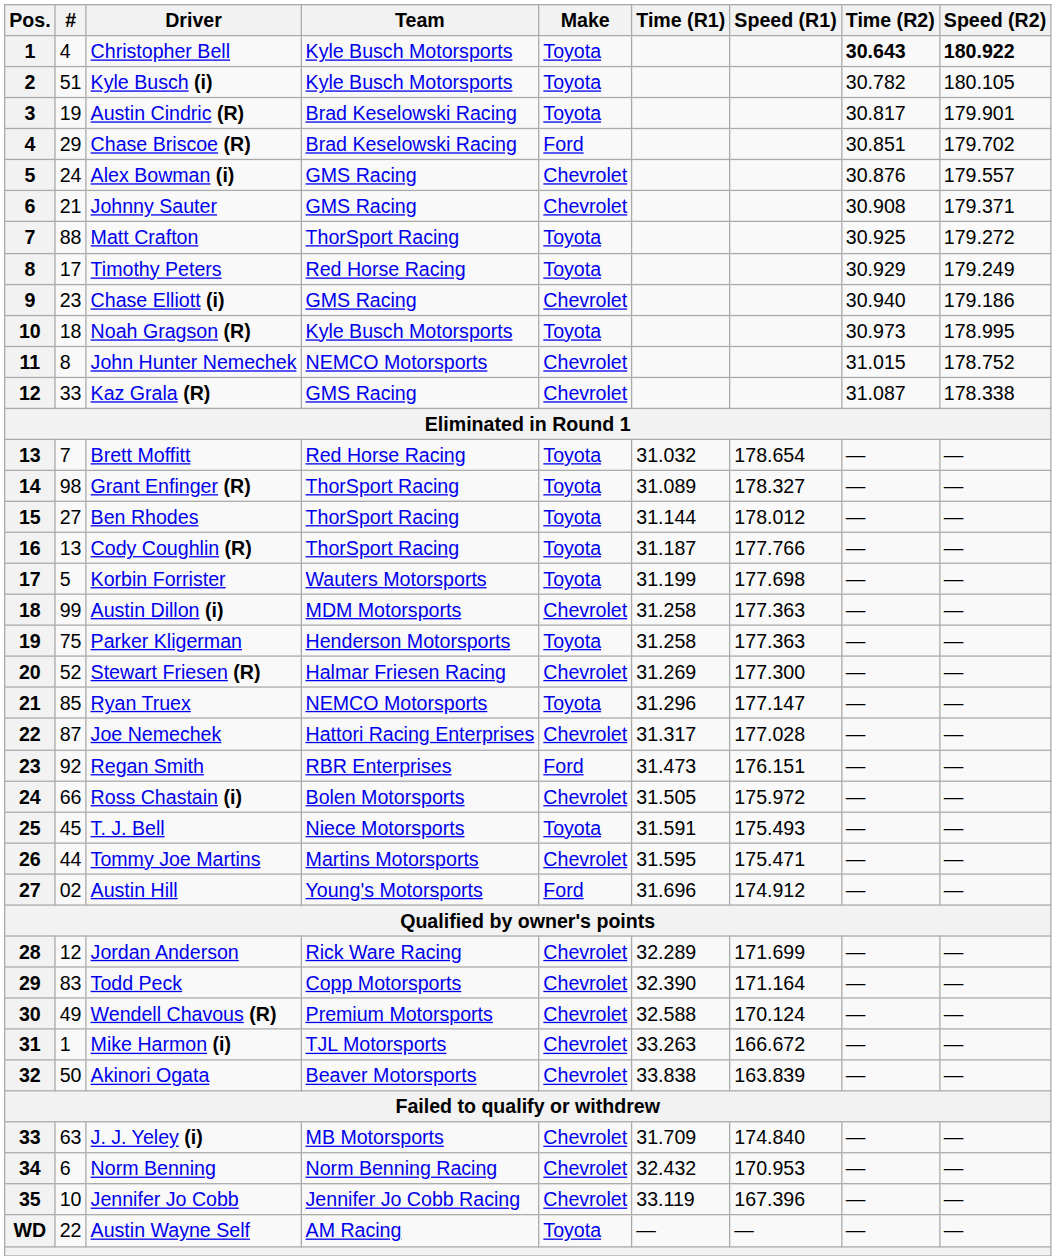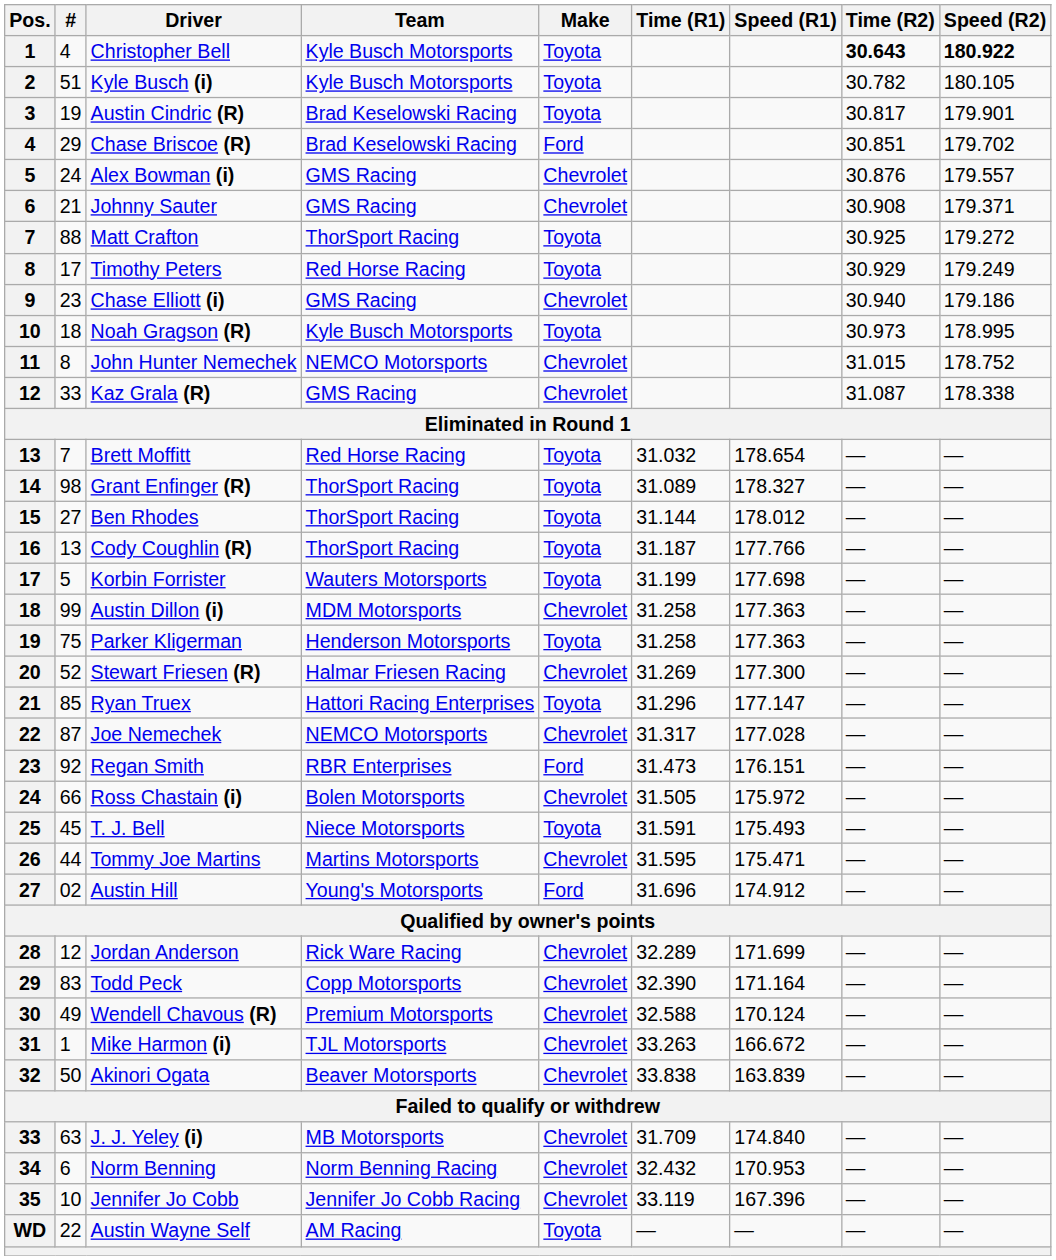(396, 703) NEMCO Motorsports -> (420, 703) Hattori Racing Enterprises
(420, 734) Hattori Racing Enterprises -> (396, 734) NEMCO Motorsports
